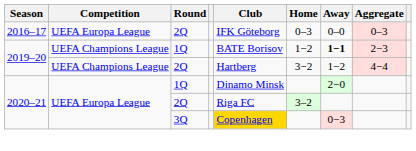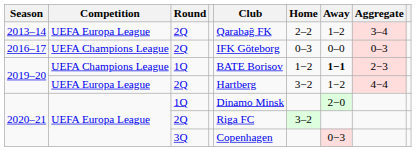+ row: (27, 31)
(101, 31) UEFA Europa League -> (110, 48) UEFA Champions League
(110, 66) UEFA Champions League -> (101, 84) UEFA Europa League
(245, 119) gold background -> (245, 137) no background
